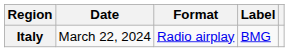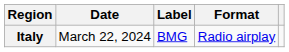columns swapped: (196, 15) <-> (258, 15)
